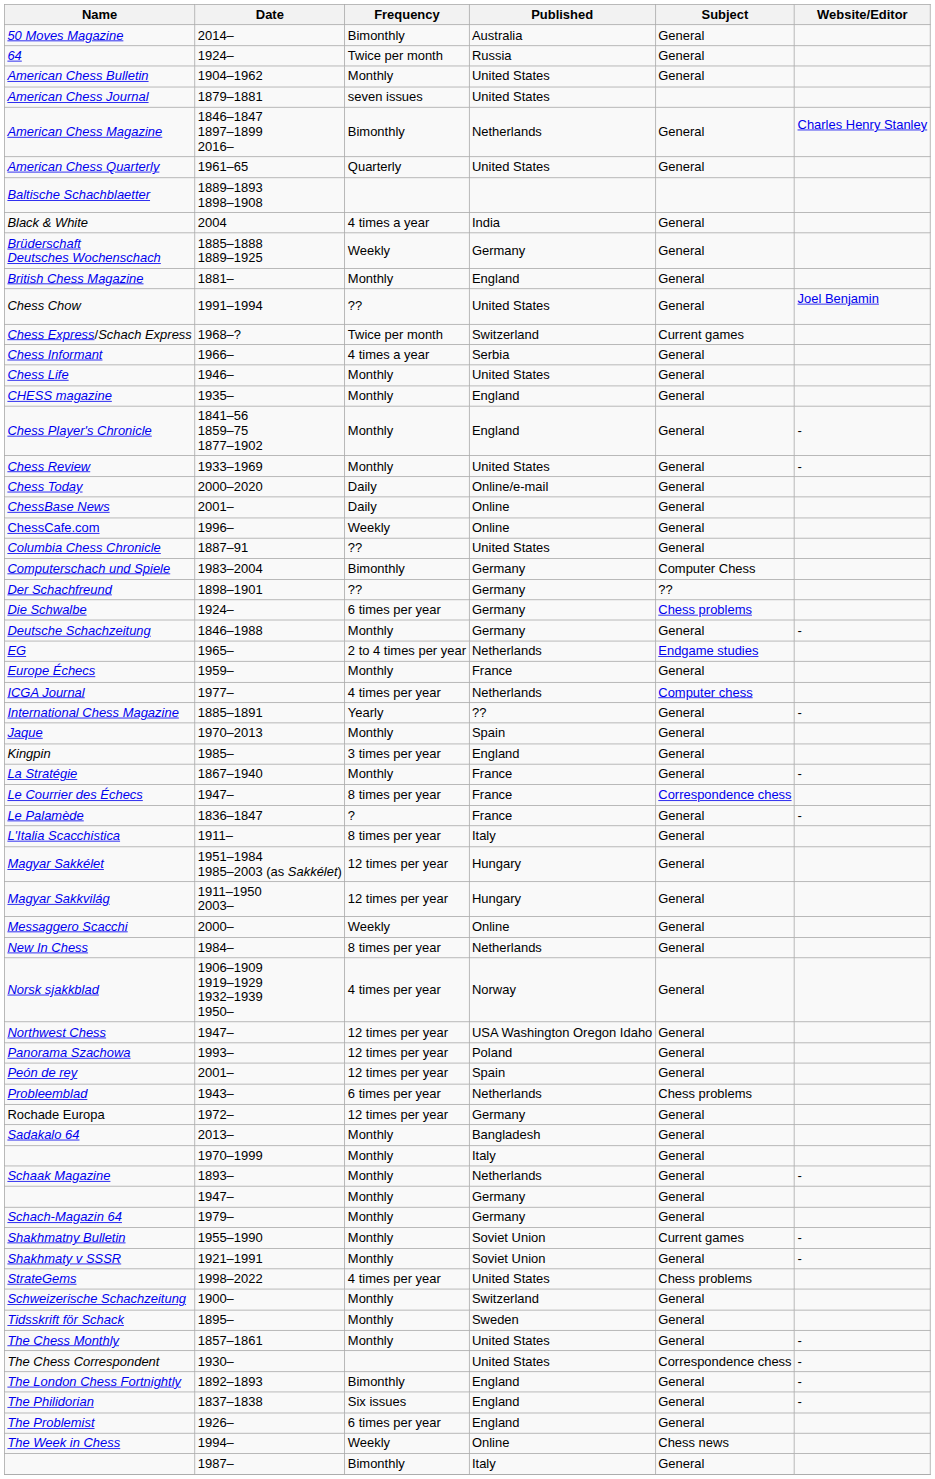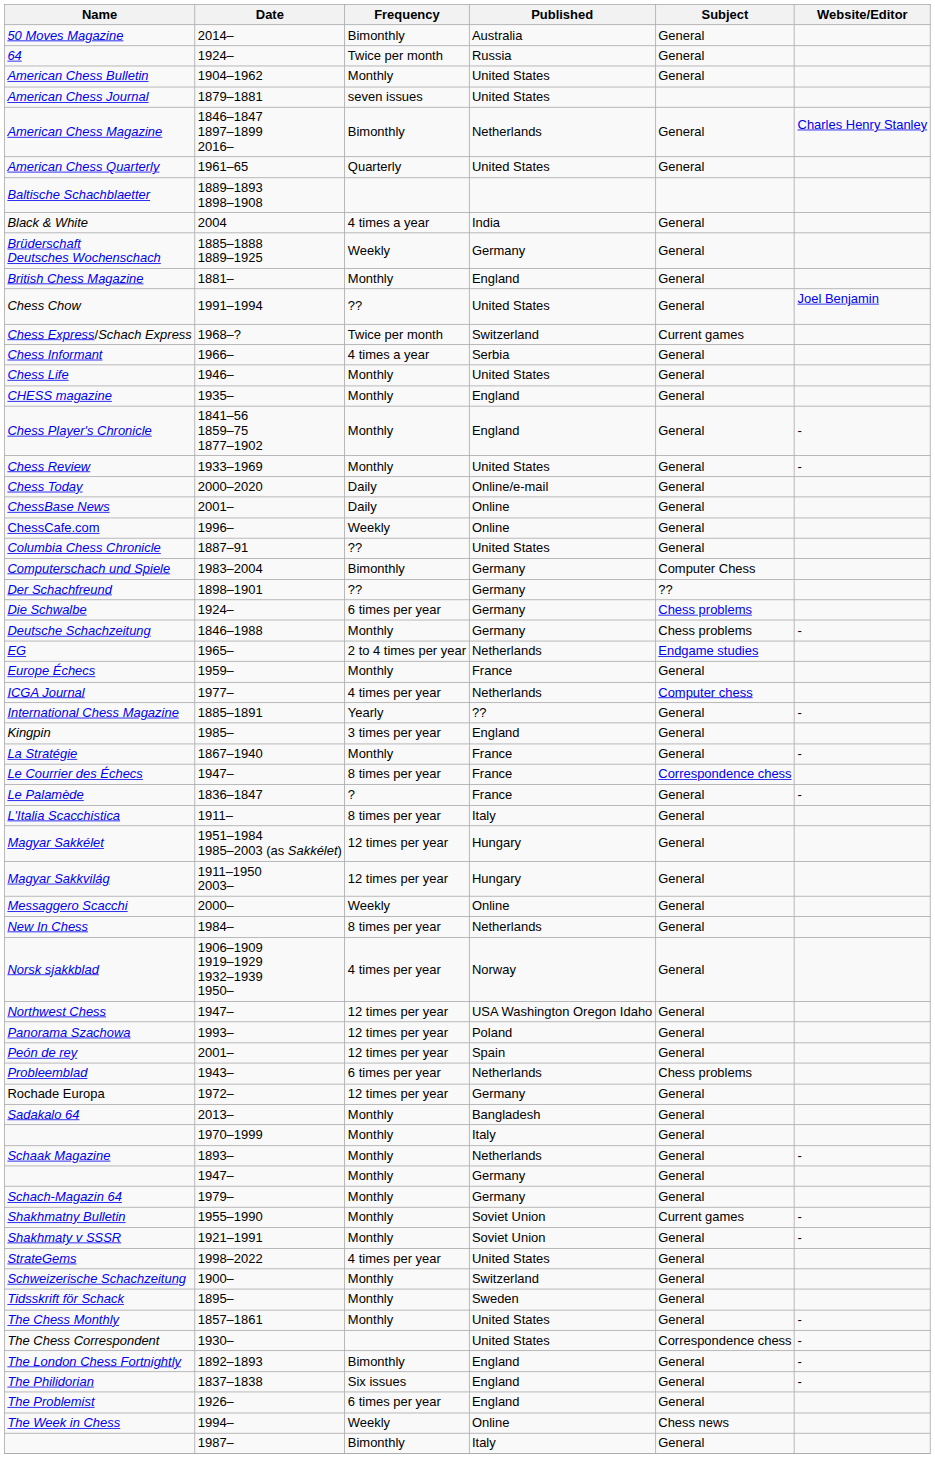(681, 630) General -> (705, 630) Chess problems
- row: (25, 733)
(705, 1279) Chess problems -> (681, 1258) General
